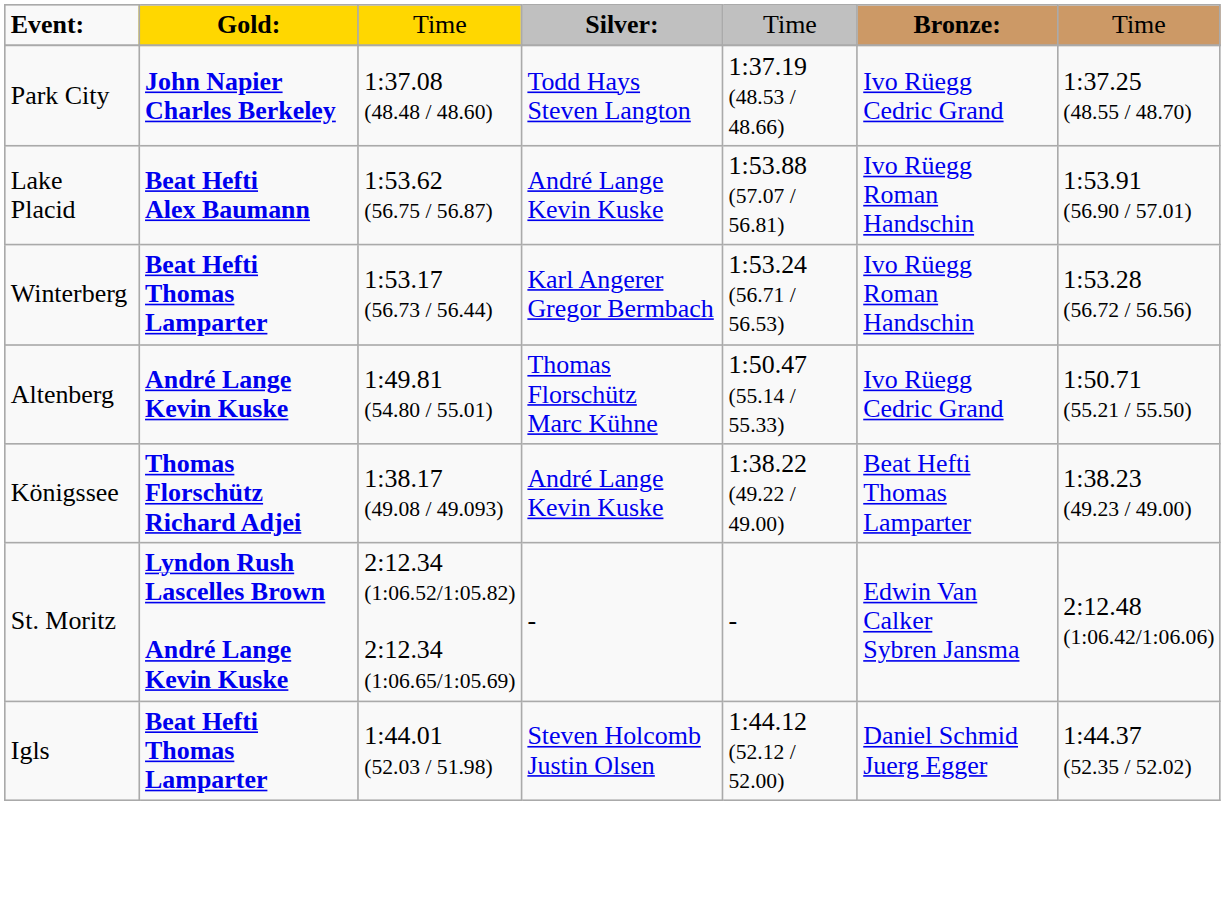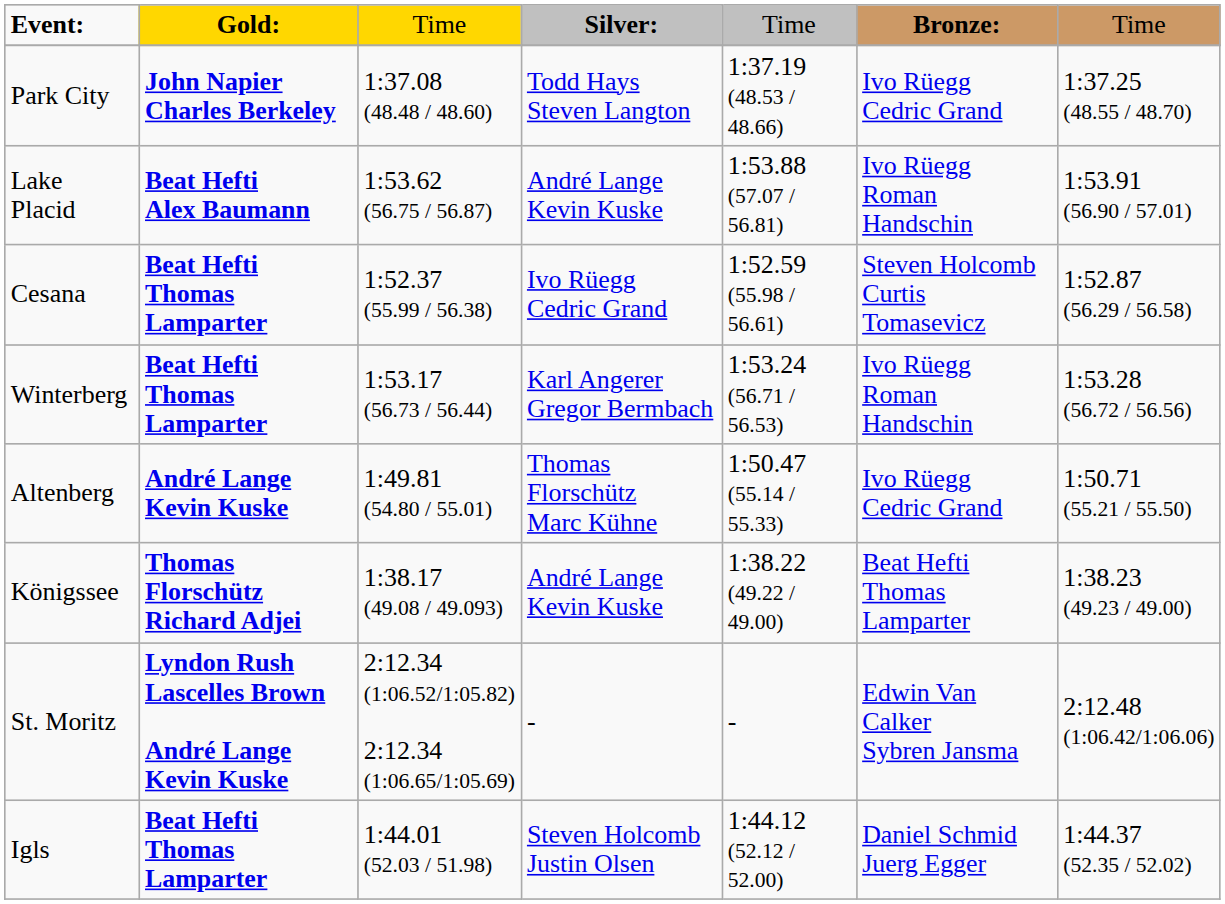+ row: (48, 294)
